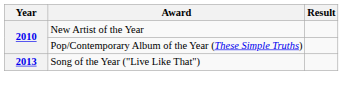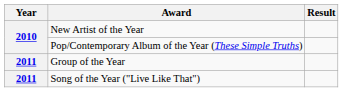+ row: (88, 62)
(26, 62) 2013 -> (26, 78) 2011
